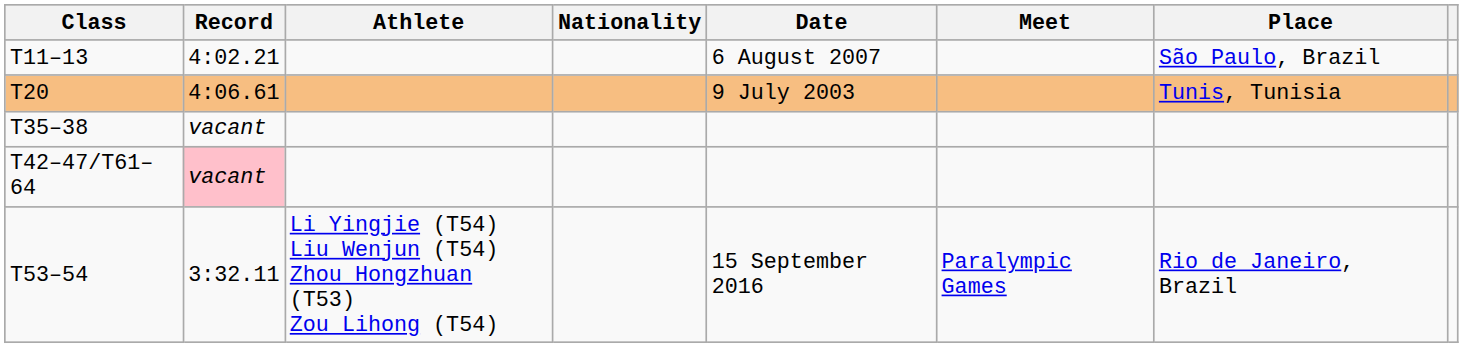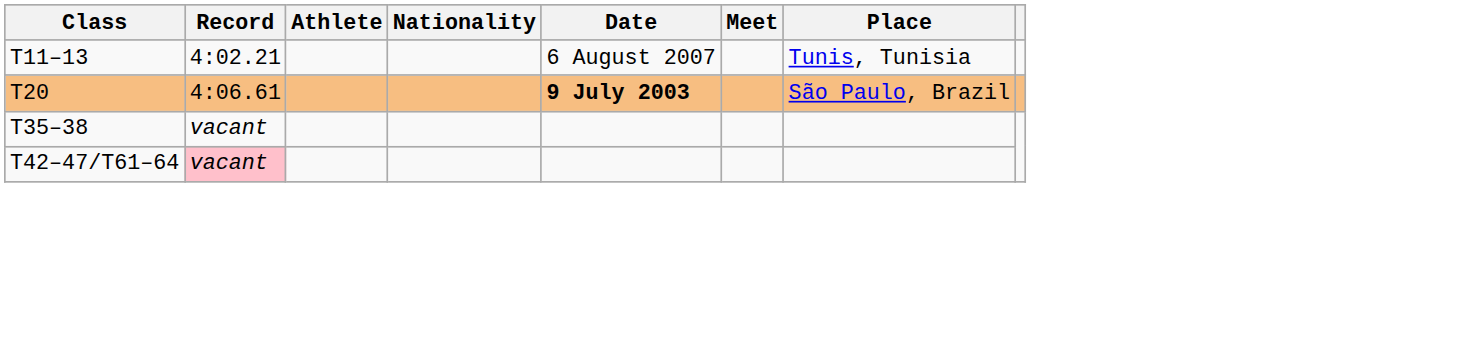(1270, 58) São Paulo, Brazil -> (880, 58) Tunis, Tunisia
(783, 93) normal -> (618, 93) bold
(1250, 93) Tunis, Tunisia -> (899, 93) São Paulo, Brazil
- row: (49, 275)
